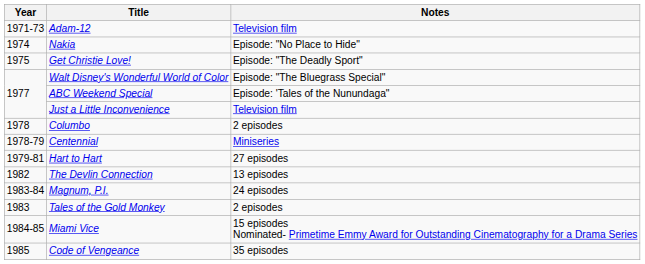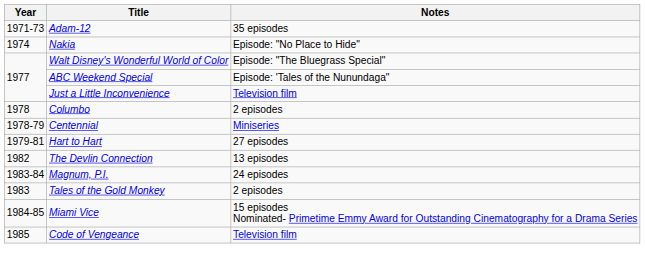(265, 28) Television film -> (261, 28) 35 episodes
- row: (90, 61)
(261, 251) 35 episodes -> (265, 235) Television film
